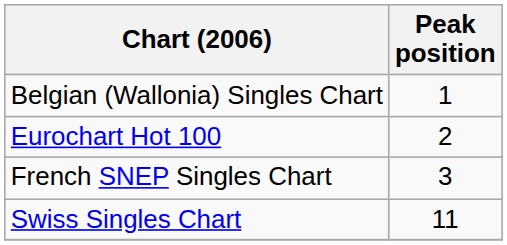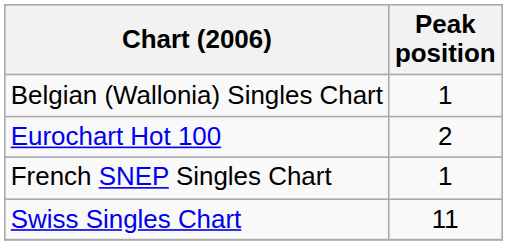(445, 177) 3 -> (445, 177) 1
